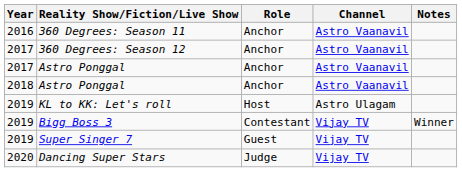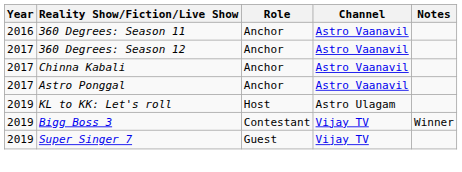+ row: (20, 67)
- row: (20, 85)
- row: (20, 158)
